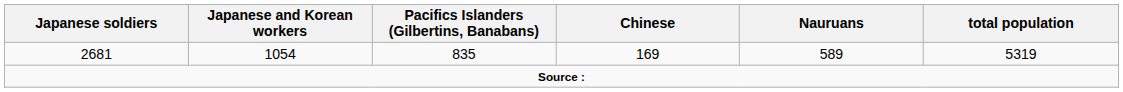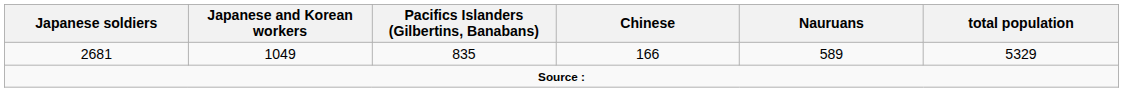(280, 53) 1054 -> (280, 53) 1049
(648, 53) 169 -> (648, 53) 166
(1021, 53) 5319 -> (1021, 53) 5329
